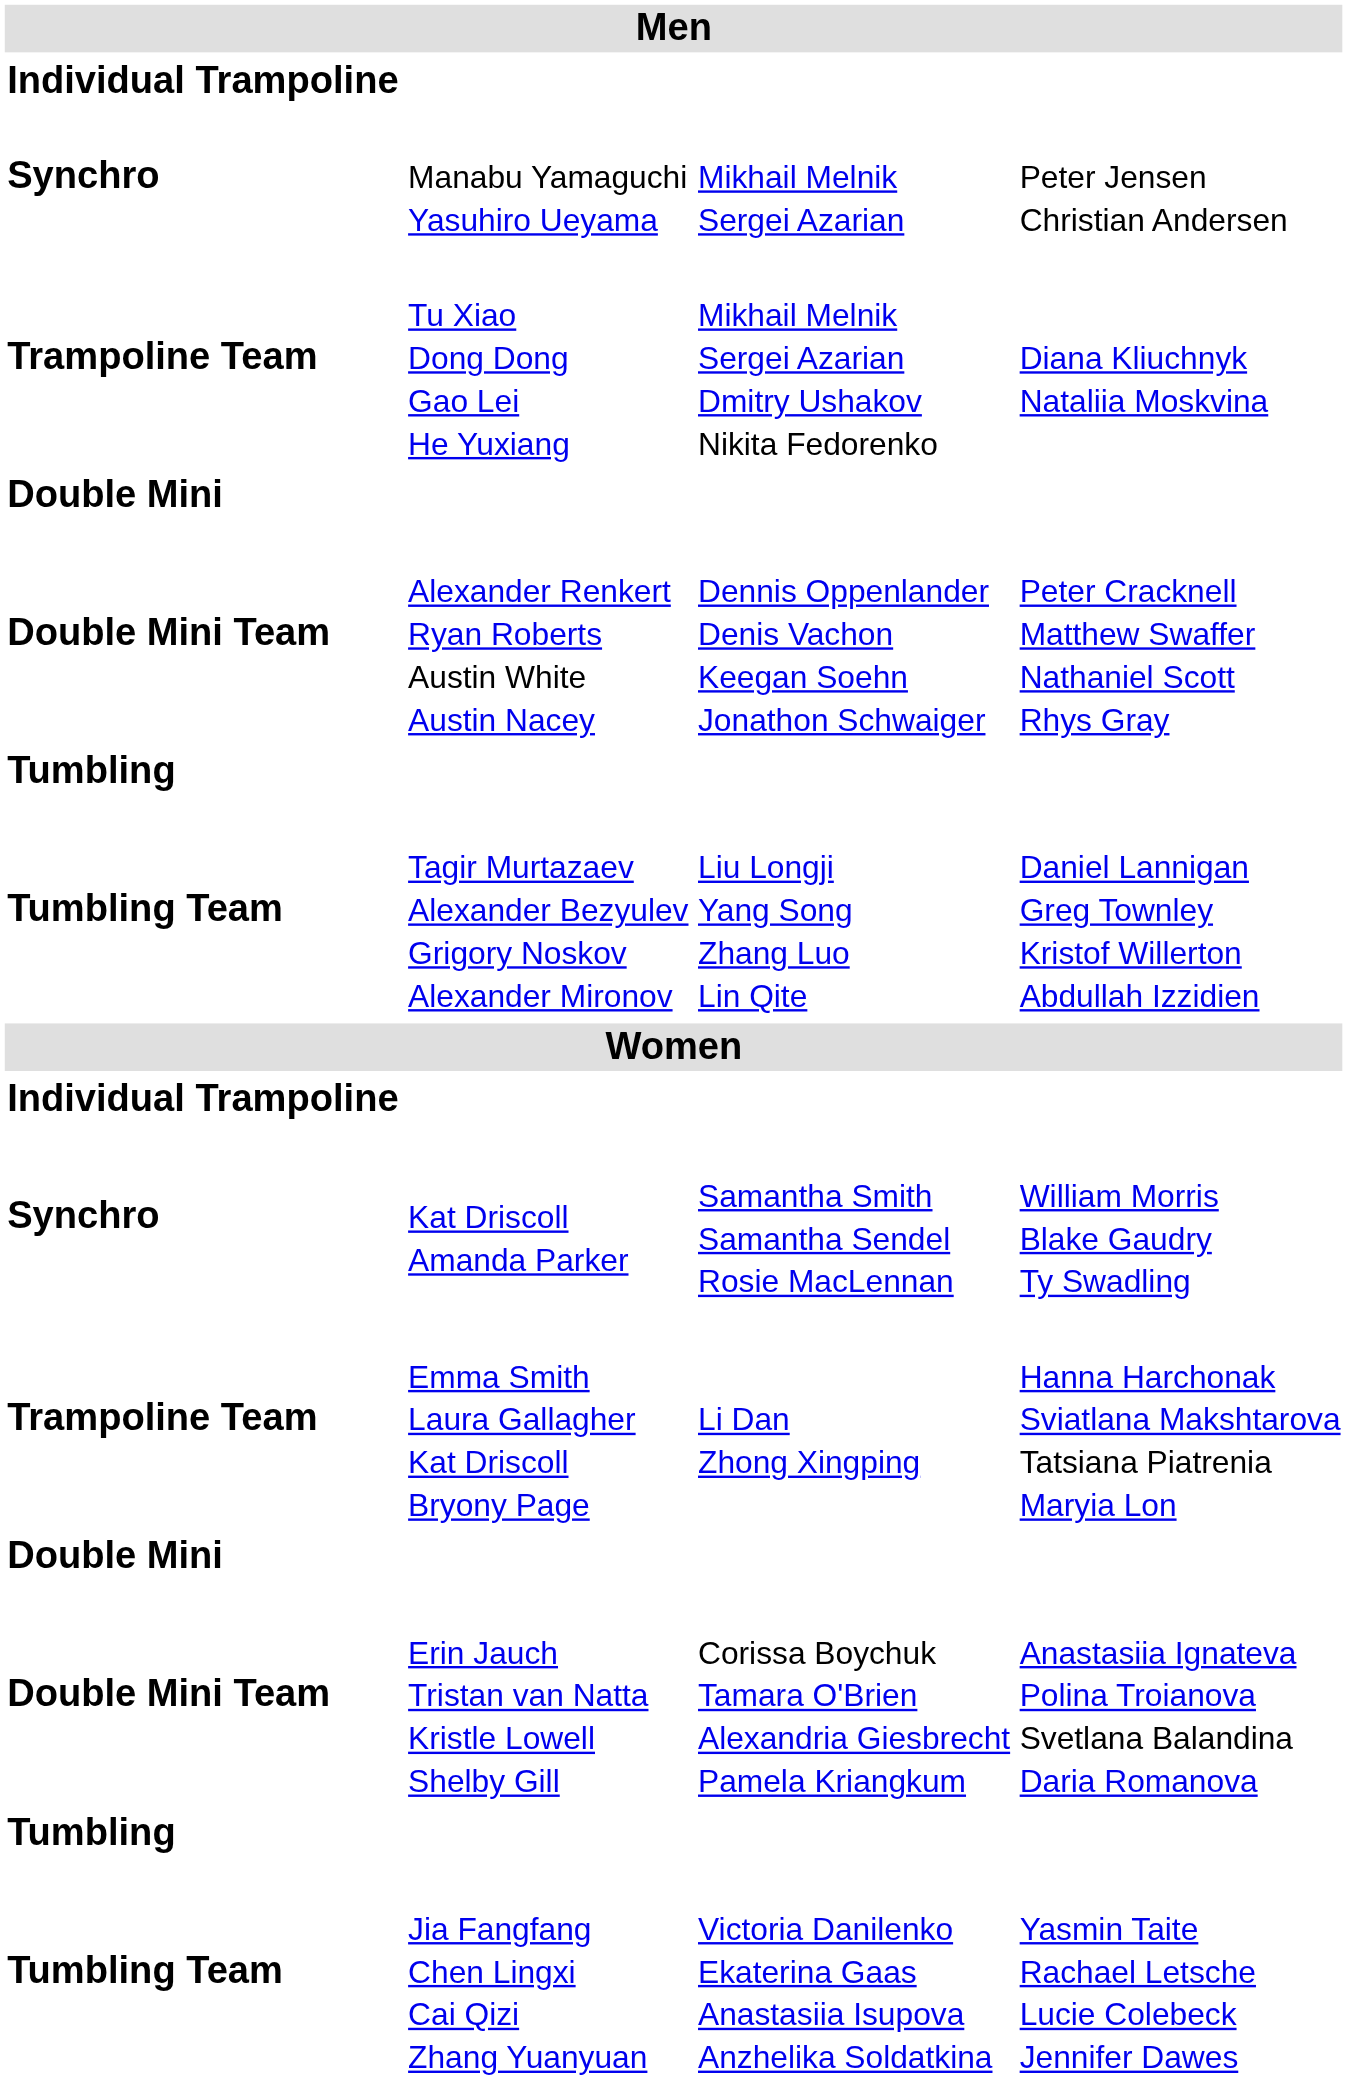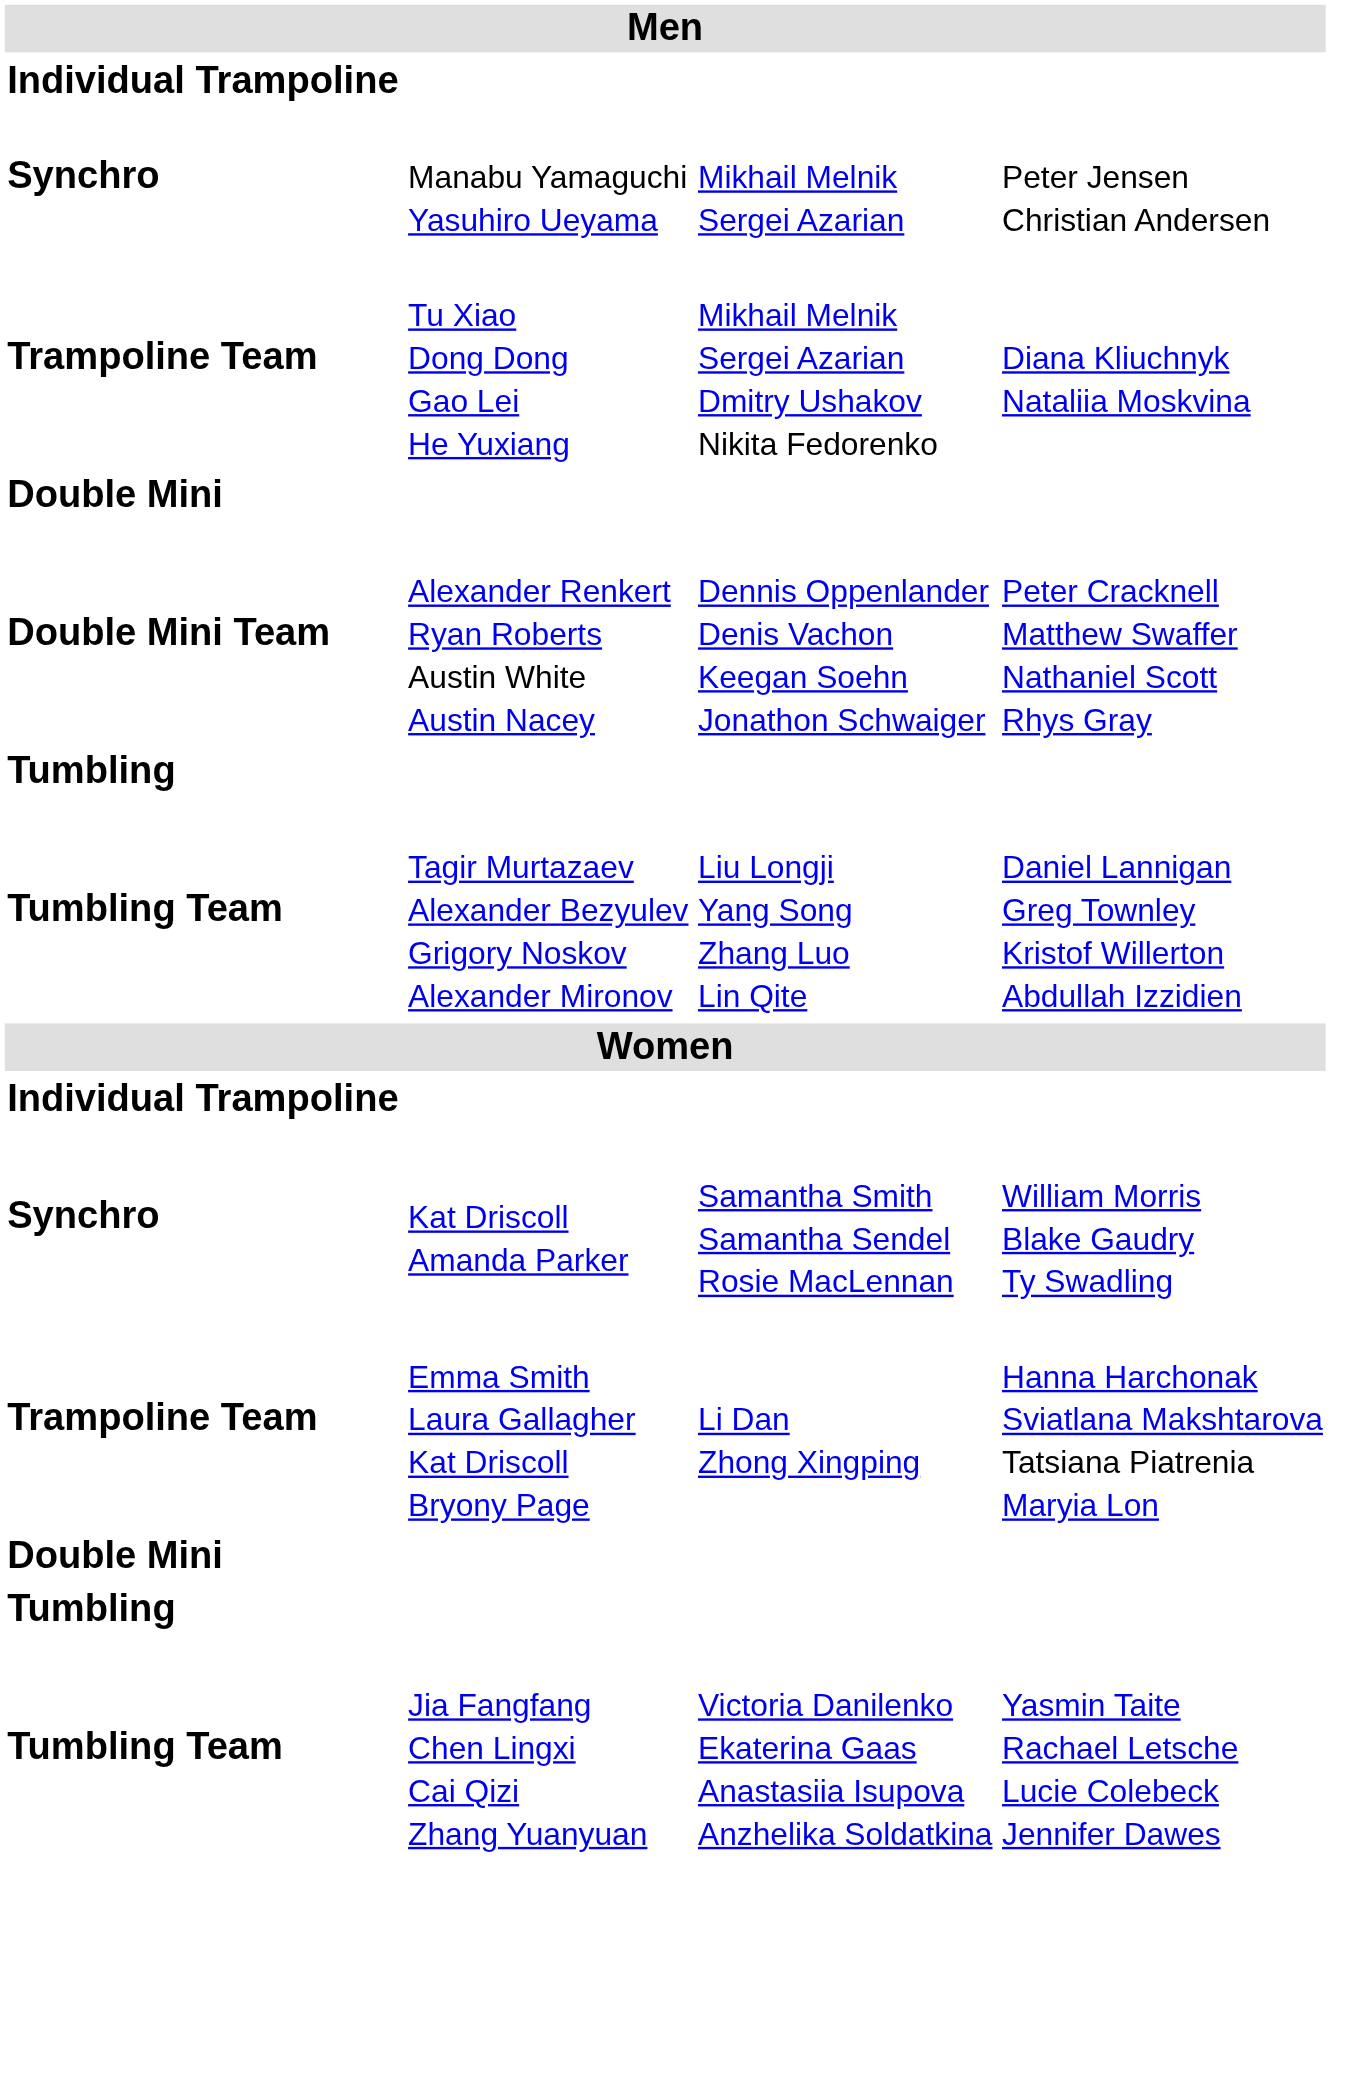- row: (169, 1693)
